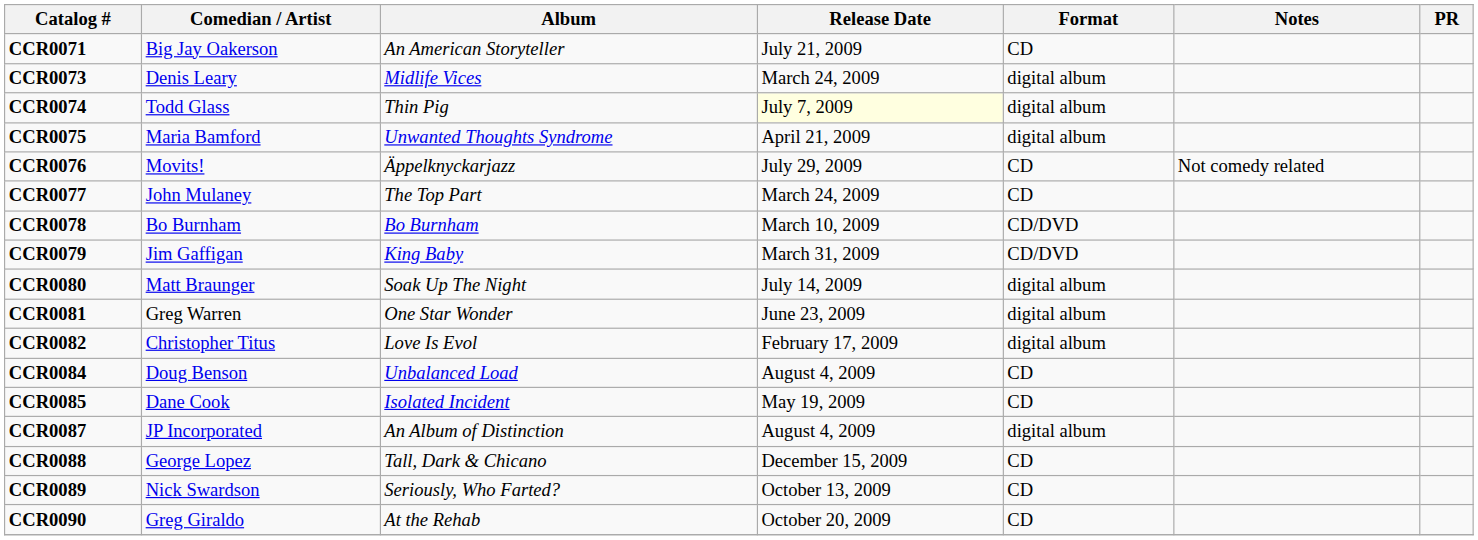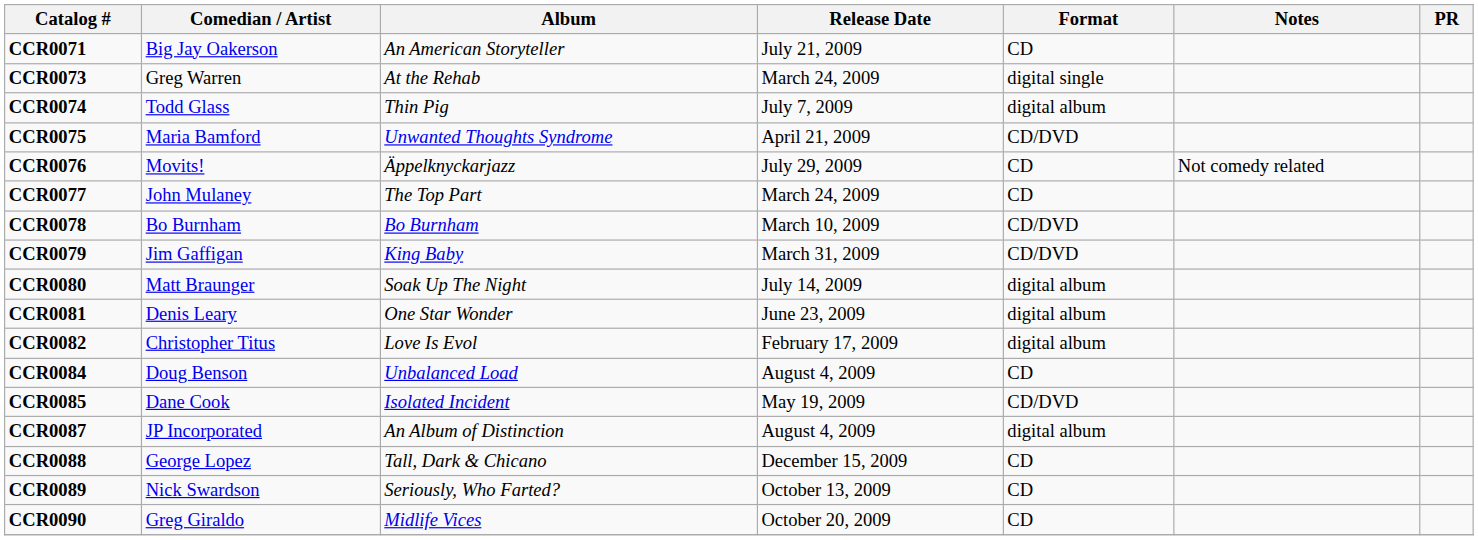(191, 78) Denis Leary -> (193, 78) Greg Warren
(433, 78) Midlife Vices -> (432, 78) At the Rehab
(1057, 78) digital album -> (1056, 78) digital single
(807, 107) lightyellow background -> (807, 107) no background
(1057, 136) digital album -> (1043, 136) CD/DVD
(193, 313) Greg Warren -> (191, 313) Denis Leary
(1020, 401) CD -> (1043, 401) CD/DVD
(432, 519) At the Rehab -> (433, 519) Midlife Vices
